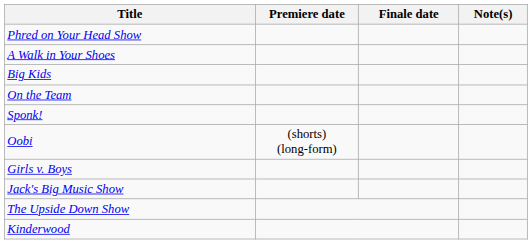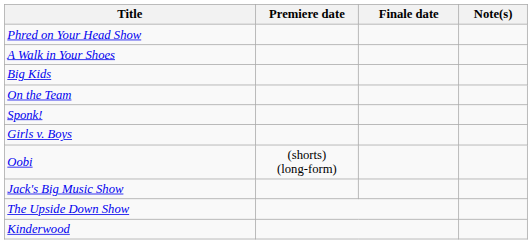rows swapped: (20, 141) <-> (40, 169)
